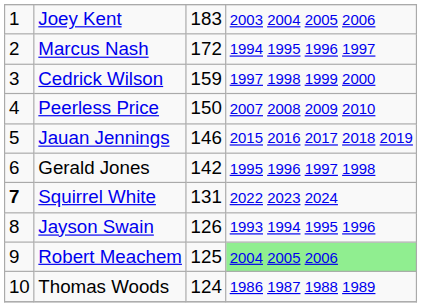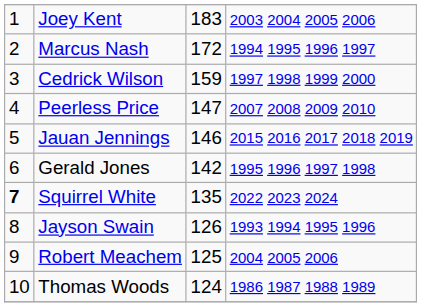(206, 108) 150 -> (206, 108) 147
(206, 197) 131 -> (206, 197) 135
(284, 257) lightgreen background -> (284, 257) no background
